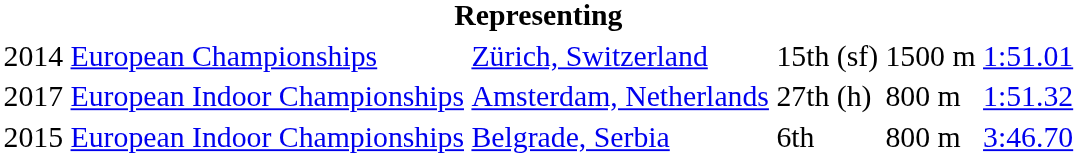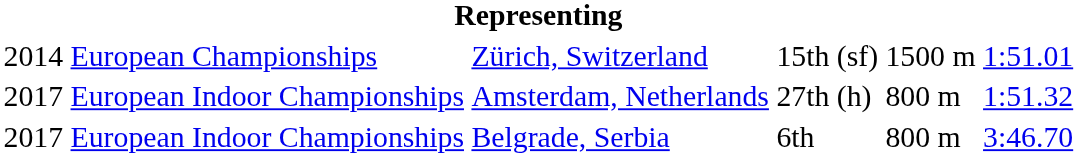(33, 137) 2015 -> (33, 137) 2017
